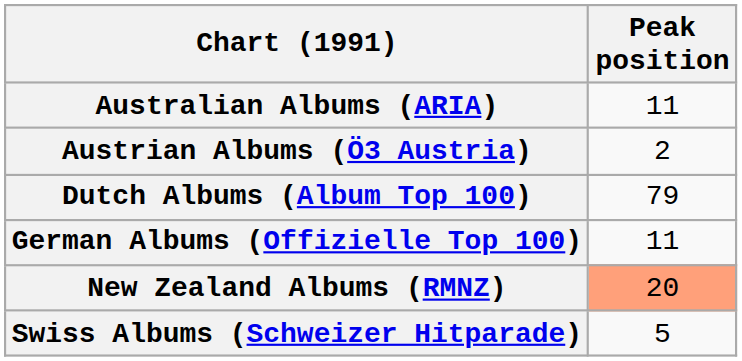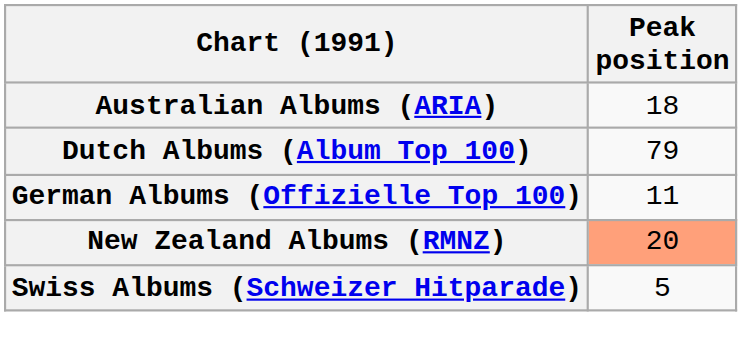(662, 106) 11 -> (662, 106) 18
- row: (297, 151)
